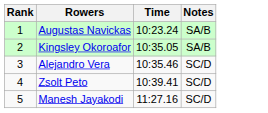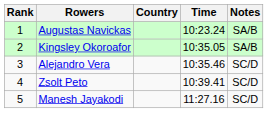+ column: (157, 13)
